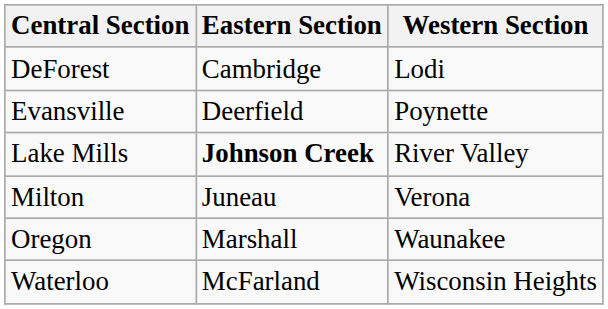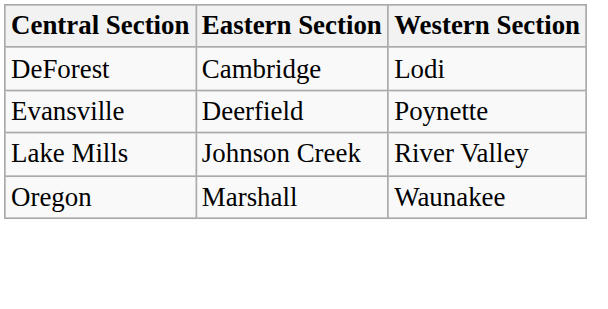(288, 153) bold -> (281, 153) normal
- row: (48, 196)
- row: (60, 281)
